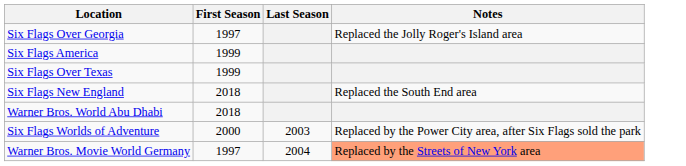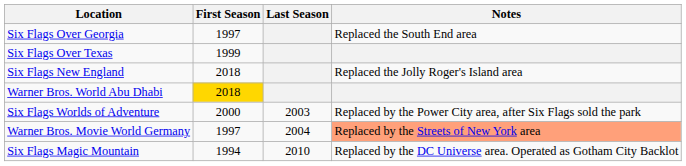(428, 33) Replaced the Jolly Roger's Island area -> (406, 33) Replaced the South End area
- row: (53, 53)
(406, 92) Replaced the South End area -> (428, 72) Replaced the Jolly Roger's Island area
(228, 111) no background -> (228, 92) gold background
+ row: (73, 151)
